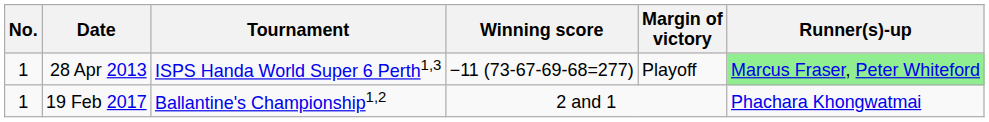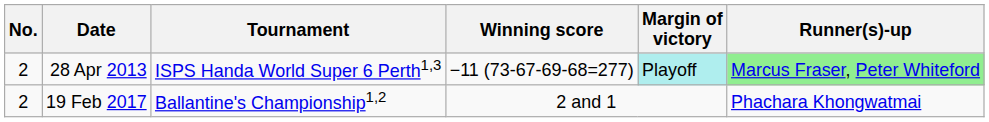(23, 69) 1 -> (23, 69) 2
(669, 69) no background -> (669, 69) paleturquoise background
(23, 101) 1 -> (23, 101) 2
